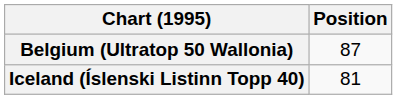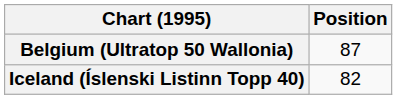(350, 79) 81 -> (350, 79) 82
